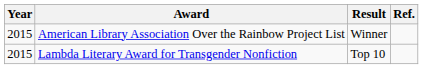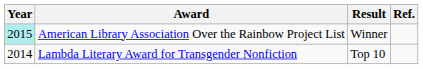(20, 34) no background -> (20, 34) paleturquoise background
(20, 53) 2015 -> (20, 53) 2014
